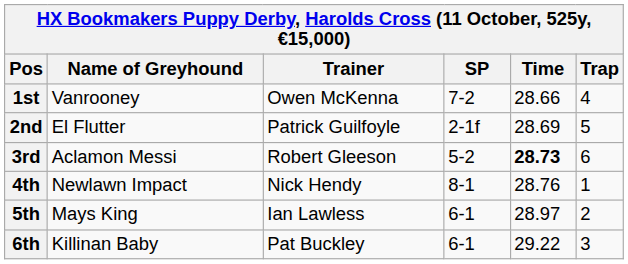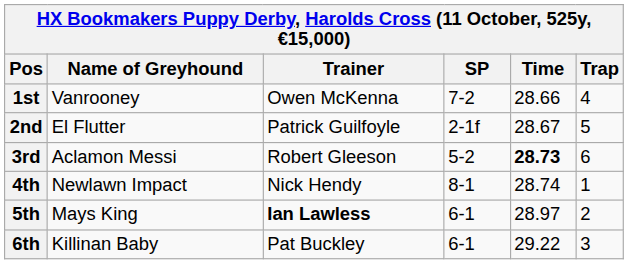(537, 127) 28.69 -> (537, 127) 28.67
(537, 185) 28.76 -> (537, 185) 28.74
(316, 214) normal -> (319, 214) bold
